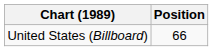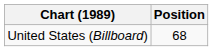(179, 35) 66 -> (179, 35) 68
